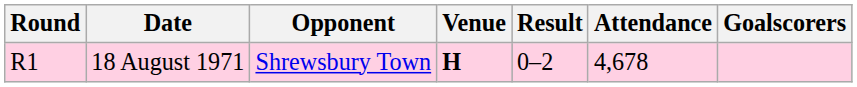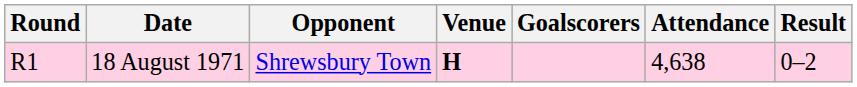columns swapped: (550, 23) <-> (785, 23)
(621, 61) 4,678 -> (678, 61) 4,638
